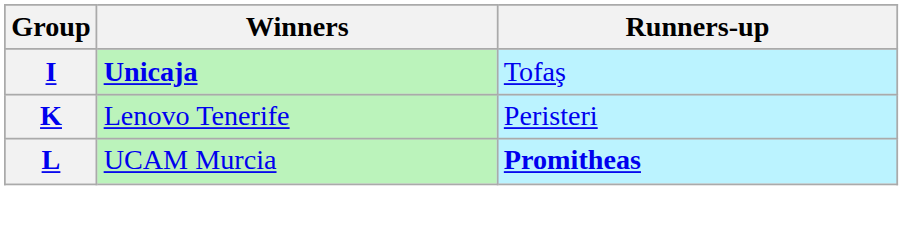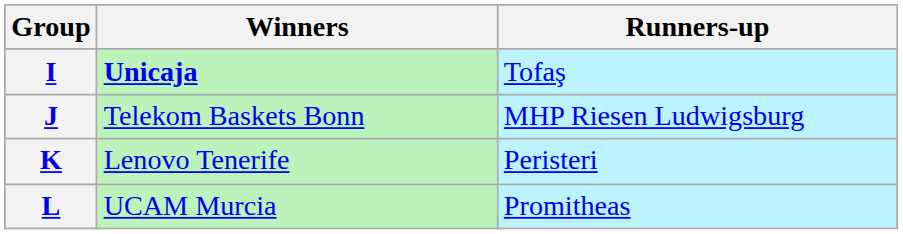+ row: (51, 116)
(572, 160) bold -> (567, 205) normal
